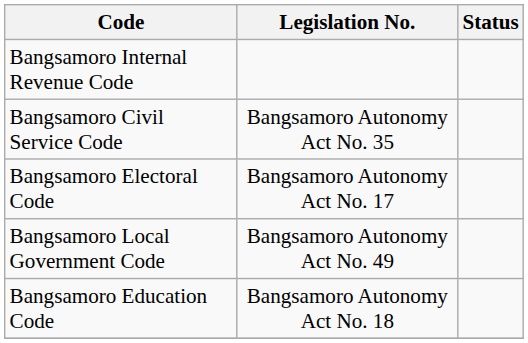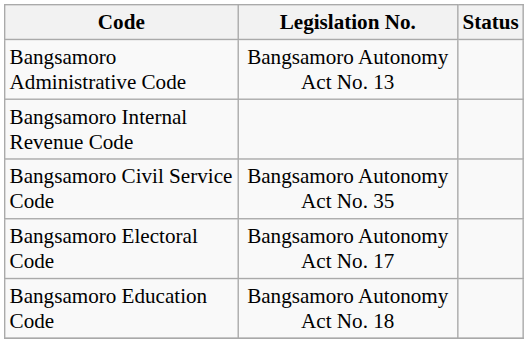+ row: (98, 69)
- row: (90, 249)
